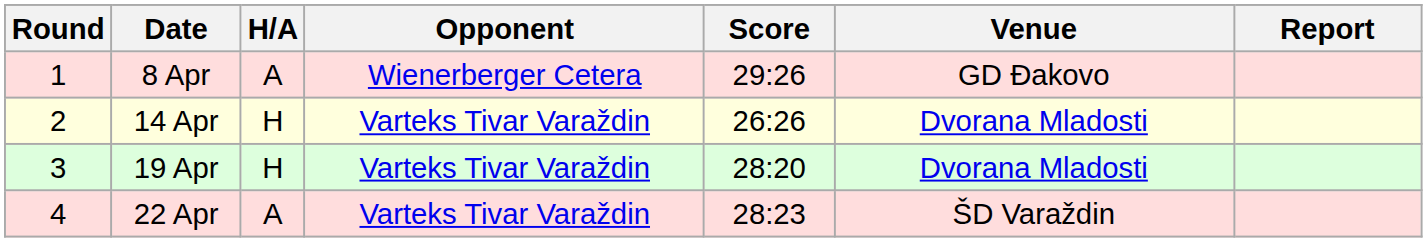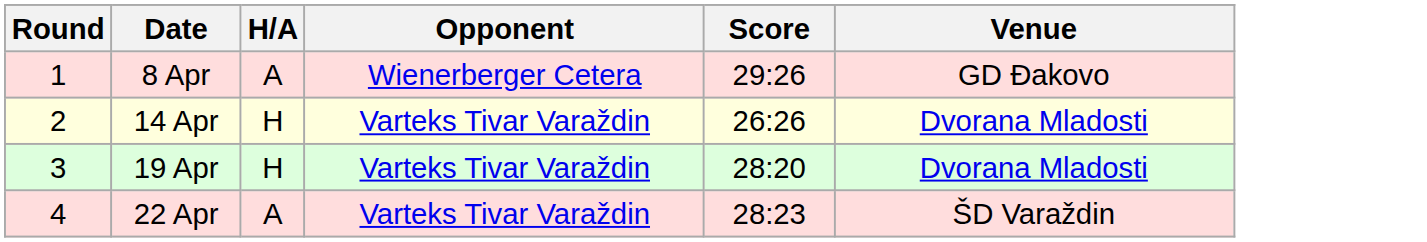- column: (1327, 28)
